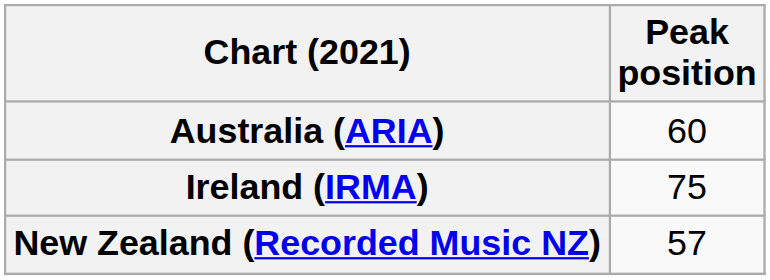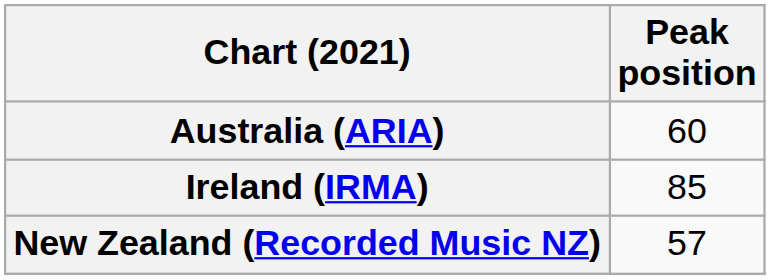(687, 186) 75 -> (687, 186) 85
